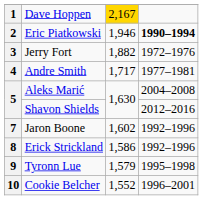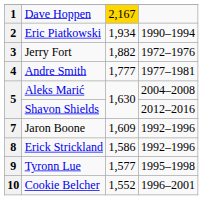(122, 33) 1,946 -> (122, 33) 1,934
(168, 33) bold -> (168, 33) normal
(122, 71) 1,717 -> (122, 71) 1,777
(122, 128) 1,602 -> (122, 128) 1,609
(122, 166) 1,579 -> (122, 166) 1,577
